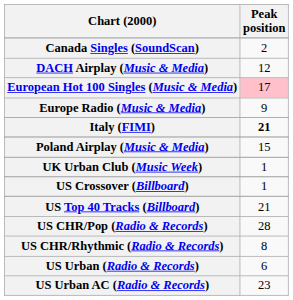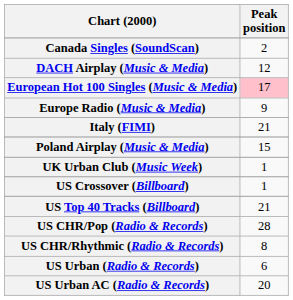(264, 127) bold -> (264, 127) normal
(264, 285) 23 -> (264, 285) 20
